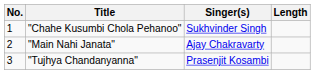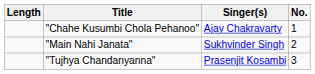columns swapped: (15, 12) <-> (291, 12)
(226, 28) Sukhvinder Singh -> (243, 28) Ajay Chakravarty
(225, 45) Ajay Chakravarty -> (244, 45) Sukhvinder Singh
